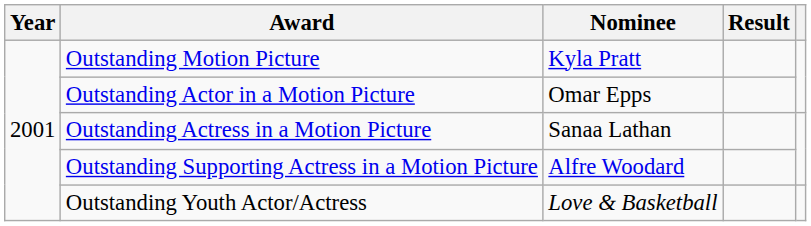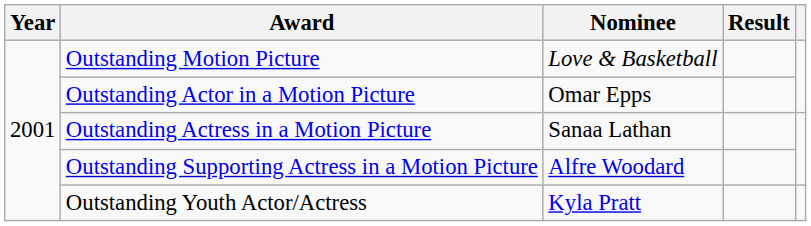(595, 58) Kyla Pratt -> (633, 58) Love & Basketball
(633, 202) Love & Basketball -> (595, 202) Kyla Pratt
